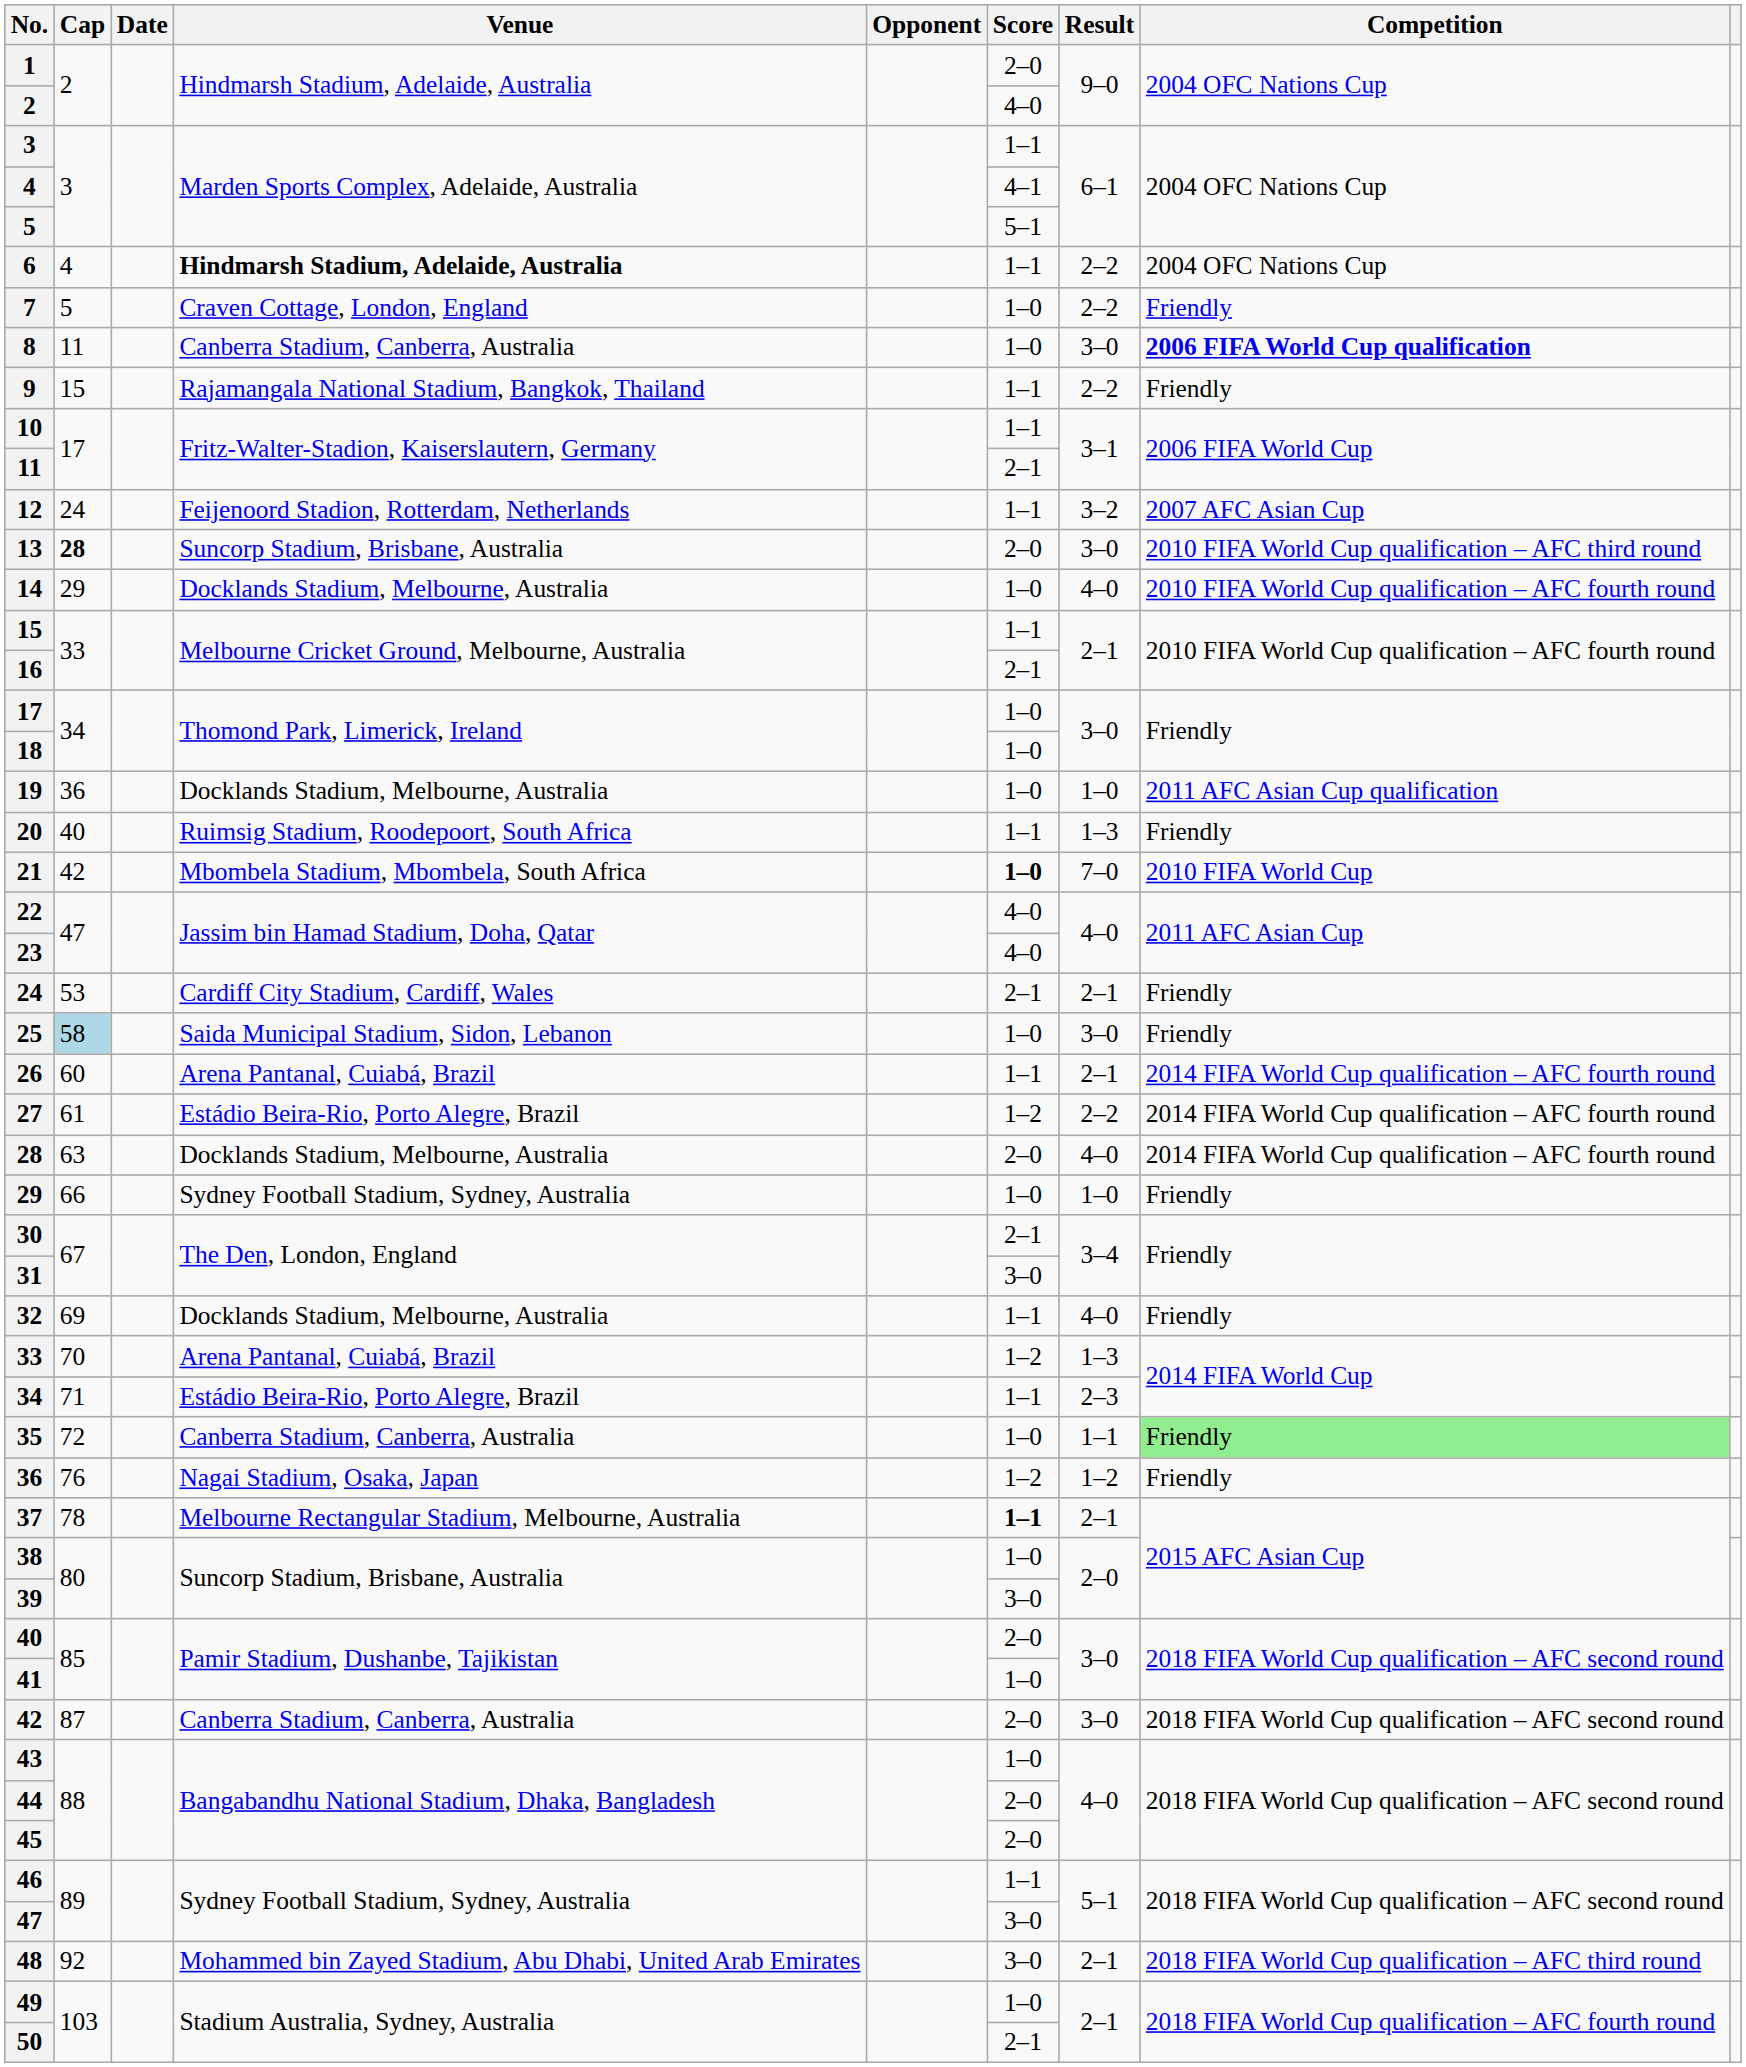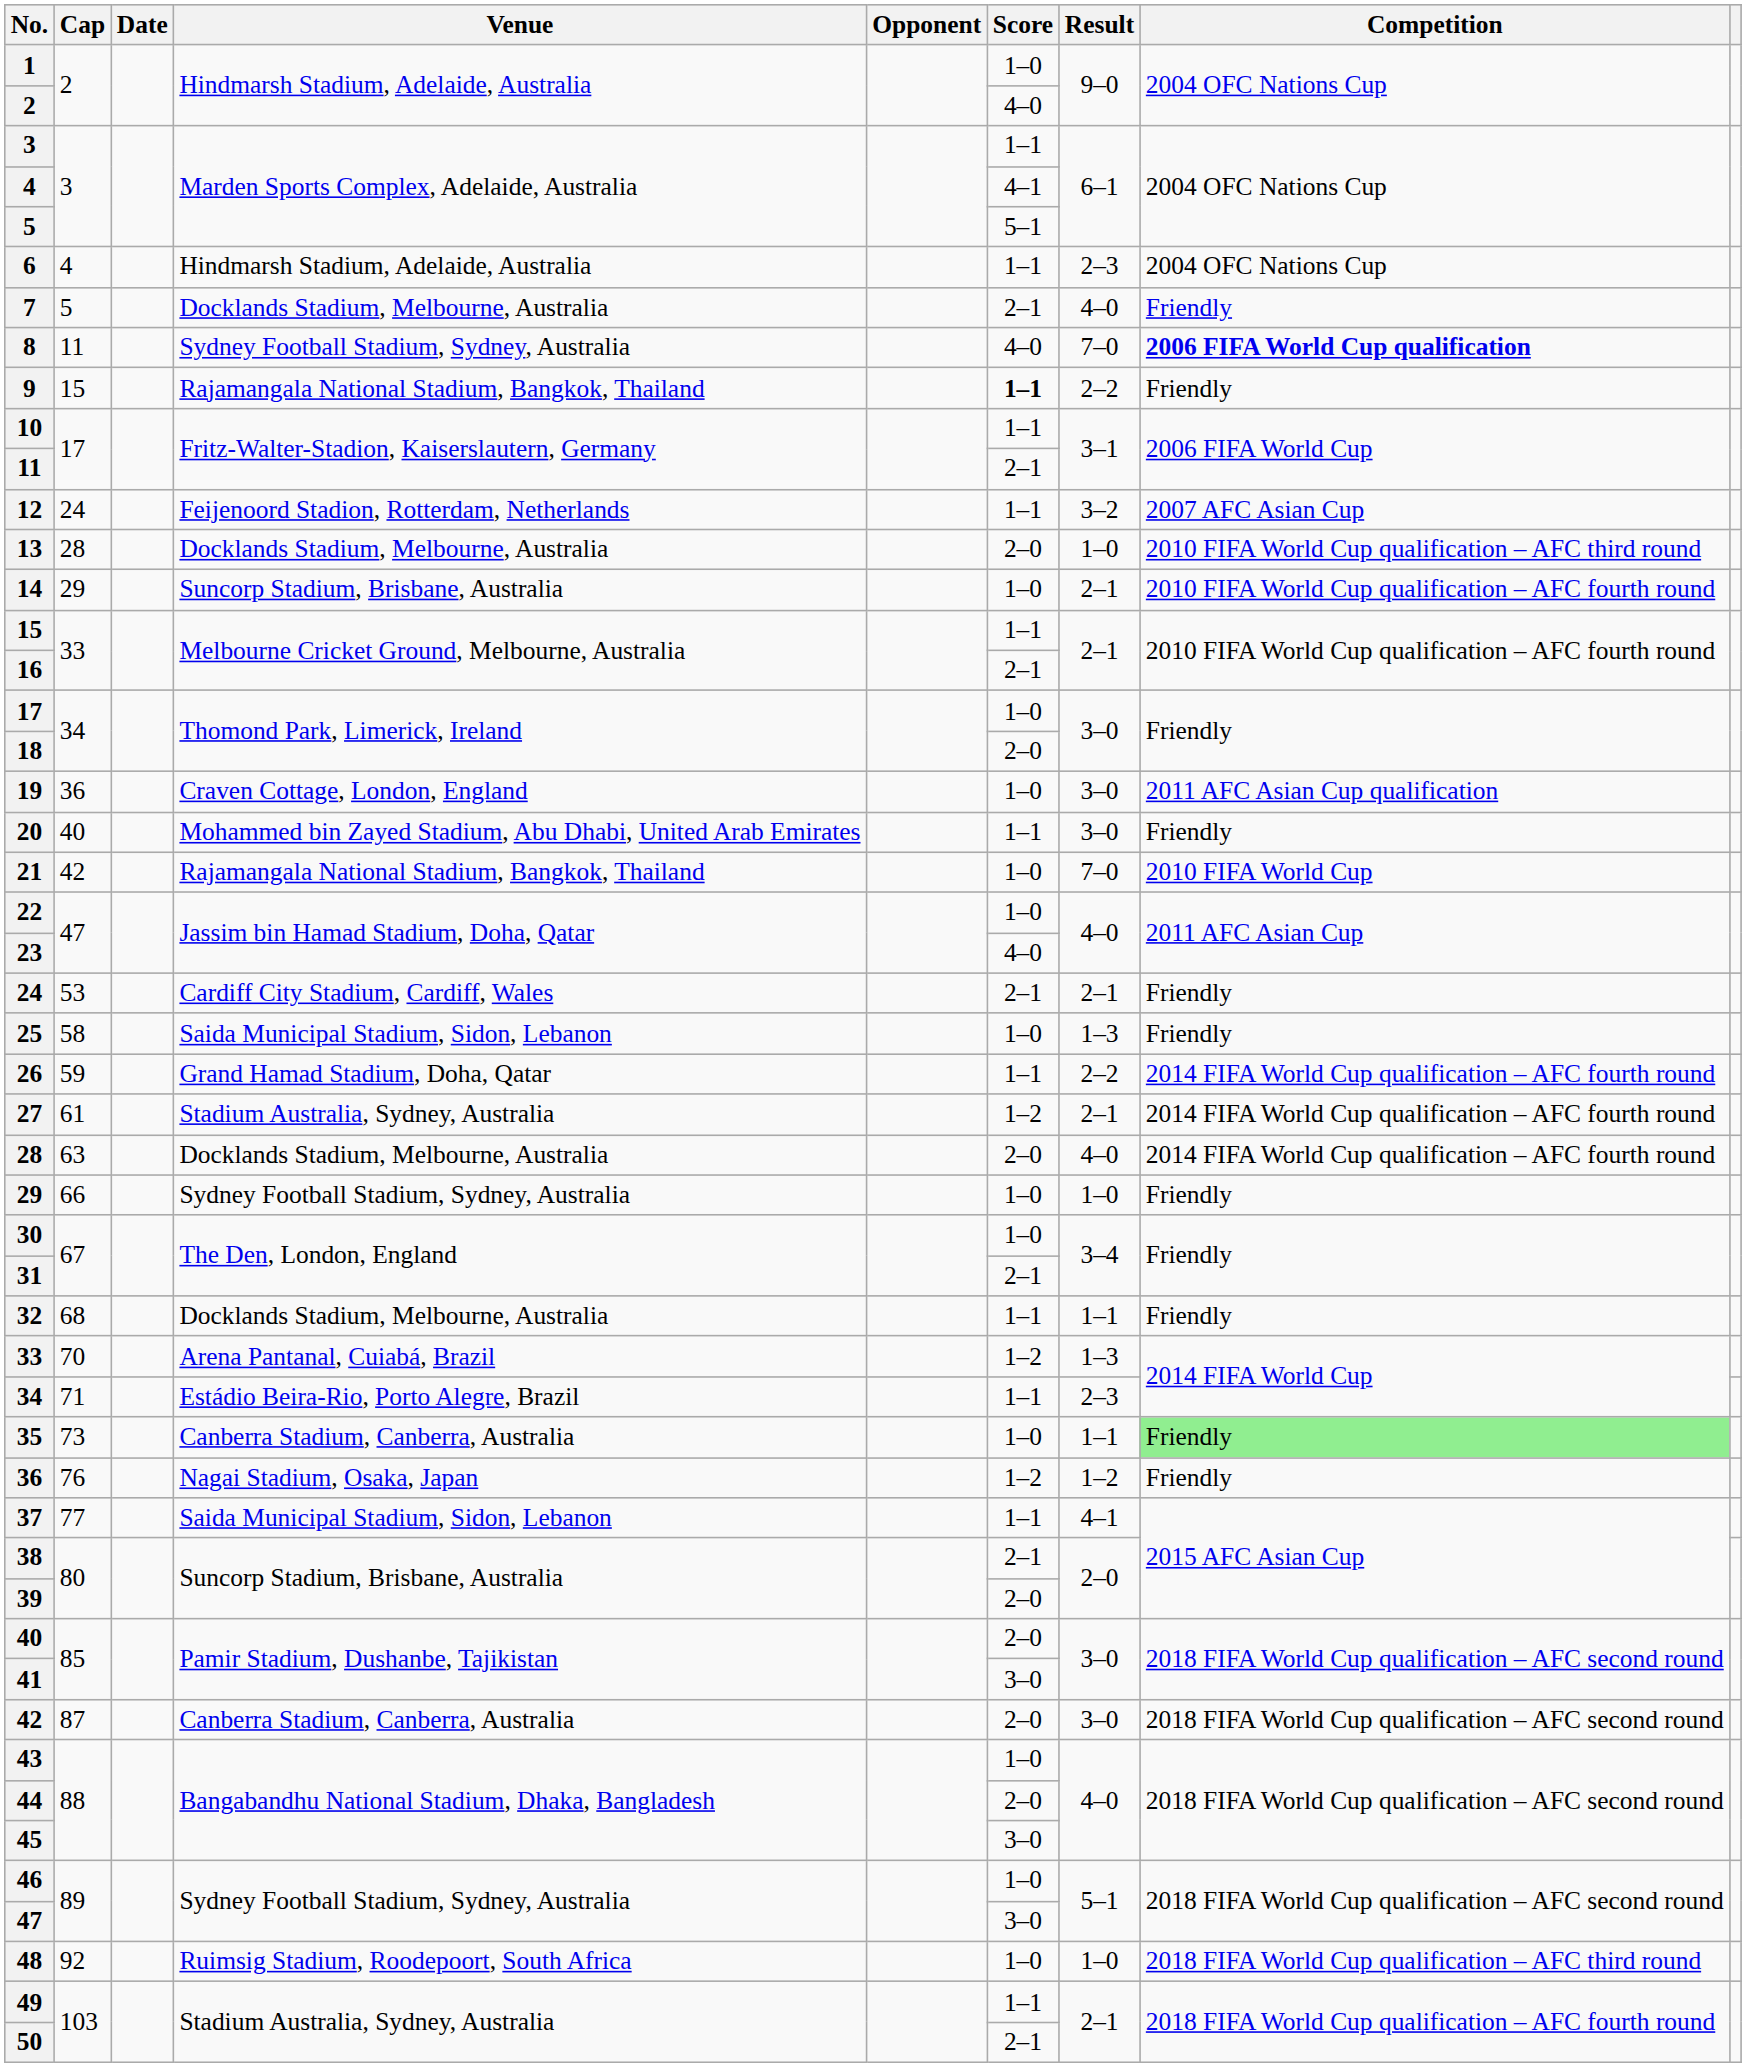(1023, 65) 2–0 -> (1023, 65) 1–0
(401, 266) bold -> (385, 266) normal
(1099, 266) 2–2 -> (1099, 266) 2–3
(354, 307) Craven Cottage, London, England -> (394, 307) Docklands Stadium, Melbourne, Australia
(1023, 307) 1–0 -> (1023, 307) 2–1
(1099, 307) 2–2 -> (1099, 307) 4–0
(377, 347) Canberra Stadium, Canberra, Australia -> (405, 347) Sydney Football Stadium, Sydney, Australia
(1023, 347) 1–0 -> (1023, 347) 4–0
(1099, 347) 3–0 -> (1099, 347) 7–0
(1023, 387) normal -> (1023, 387) bold
(73, 549) bold -> (73, 549) normal
(371, 549) Suncorp Stadium, Brisbane, Australia -> (394, 549) Docklands Stadium, Melbourne, Australia
(1099, 549) 3–0 -> (1099, 549) 1–0
(394, 589) Docklands Stadium, Melbourne, Australia -> (371, 589) Suncorp Stadium, Brisbane, Australia
(1099, 589) 4–0 -> (1099, 589) 2–1
(1023, 750) 1–0 -> (1023, 750) 2–0
(394, 791) Docklands Stadium, Melbourne, Australia -> (354, 791) Craven Cottage, London, England
(1099, 791) 1–0 -> (1099, 791) 3–0
(406, 831) Ruimsig Stadium, Roodepoort, South Africa -> (520, 831) Mohammed bin Zayed Stadium, Abu Dhabi, United Arab Emirates
(1099, 831) 1–3 -> (1099, 831) 3–0
(413, 871) Mbombela Stadium, Mbombela, South Africa -> (442, 871) Rajamangala National Stadium, Bangkok, Thailand
(1023, 871) bold -> (1023, 871) normal
(1023, 912) 4–0 -> (1023, 912) 1–0
(73, 1033) lightblue background -> (73, 1033) no background
(1099, 1033) 3–0 -> (1099, 1033) 1–3
(73, 1073) 60 -> (73, 1073) 59
(337, 1073) Arena Pantanal, Cuiabá, Brazil -> (365, 1073) Grand Hamad Stadium, Doha, Qatar
(1099, 1073) 2–1 -> (1099, 1073) 2–2
(379, 1114) Estádio Beira-Rio, Porto Alegre, Brazil -> (367, 1114) Stadium Australia, Sydney, Australia
(1099, 1114) 2–2 -> (1099, 1114) 2–1
(1023, 1235) 2–1 -> (1023, 1235) 1–0
(1023, 1275) 3–0 -> (1023, 1275) 2–1
(73, 1315) 69 -> (73, 1315) 68
(1099, 1315) 4–0 -> (1099, 1315) 1–1
(73, 1436) 72 -> (73, 1436) 73
(73, 1517) 78 -> (73, 1517) 77
(460, 1517) Melbourne Rectangular Stadium, Melbourne, Australia -> (396, 1517) Saida Municipal Stadium, Sidon, Lebanon
(1023, 1517) bold -> (1023, 1517) normal
(1099, 1517) 2–1 -> (1099, 1517) 4–1
(1023, 1557) 1–0 -> (1023, 1557) 2–1
(1023, 1598) 3–0 -> (1023, 1598) 2–0
(1023, 1678) 1–0 -> (1023, 1678) 3–0
(1023, 1840) 2–0 -> (1023, 1840) 3–0
(1023, 1880) 1–1 -> (1023, 1880) 1–0
(520, 1961) Mohammed bin Zayed Stadium, Abu Dhabi, United Arab Emirates -> (406, 1961) Ruimsig Stadium, Roodepoort, South Africa
(1023, 1961) 3–0 -> (1023, 1961) 1–0
(1099, 1961) 2–1 -> (1099, 1961) 1–0
(1023, 2001) 1–0 -> (1023, 2001) 1–1
